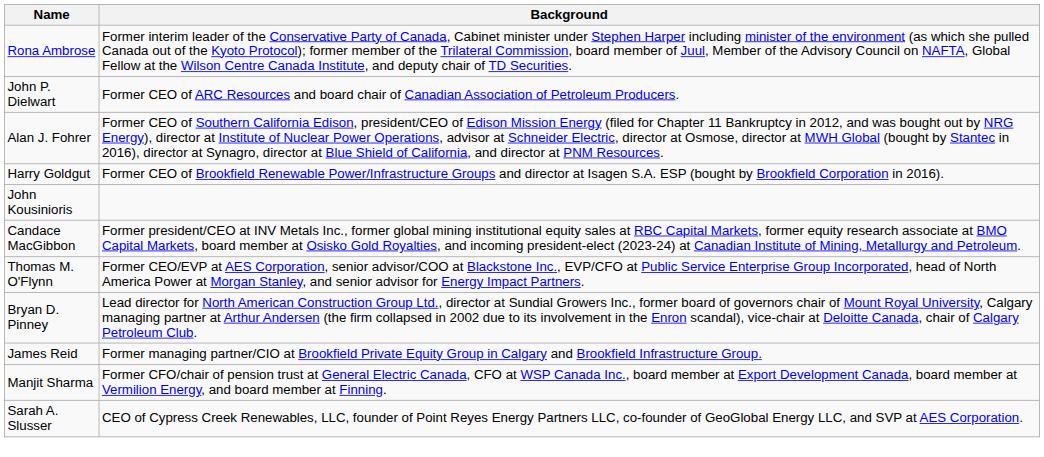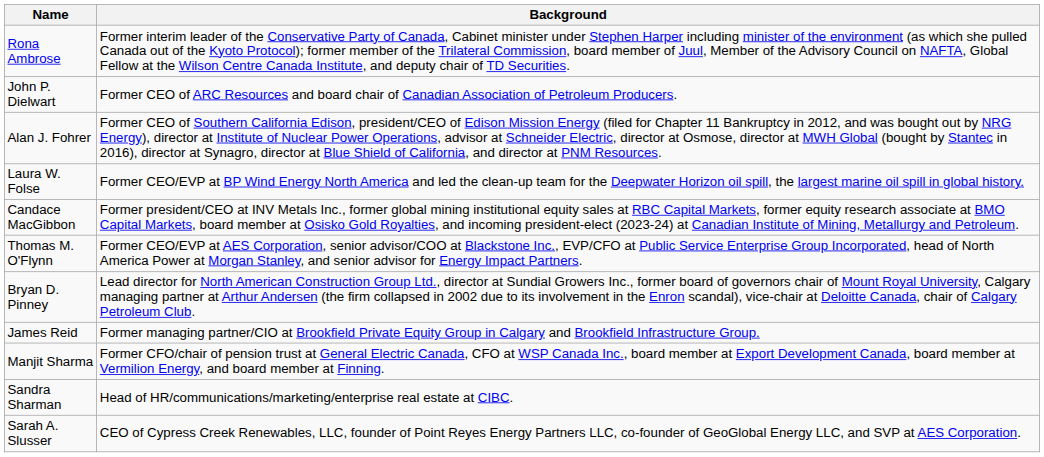+ row: (34, 181)
- row: (49, 173)
- row: (40, 202)
+ row: (34, 397)
